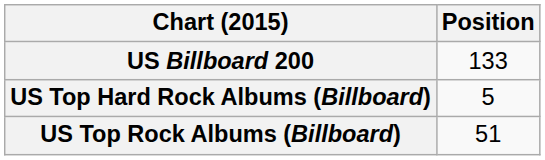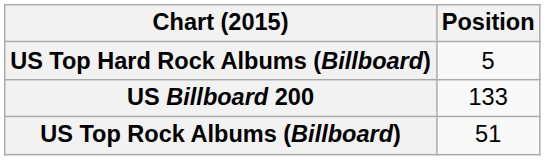rows swapped: (221, 60) <-> (221, 97)
